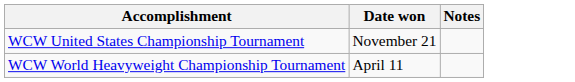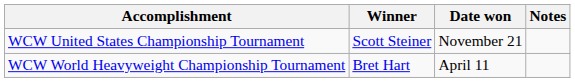+ column: (392, 16)
